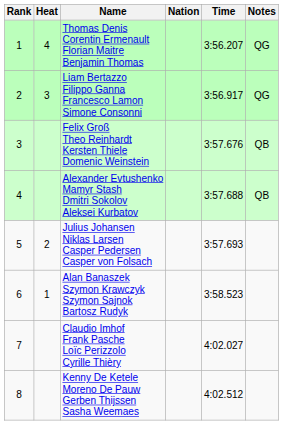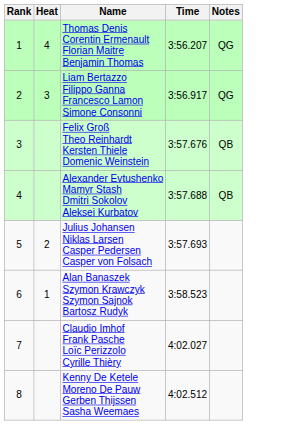- column: (184, 12)
